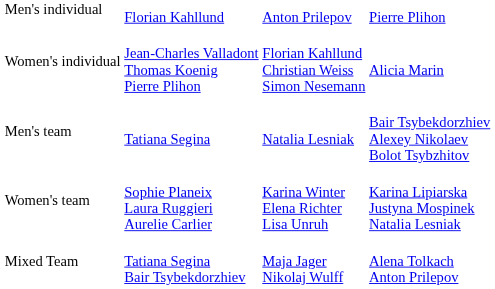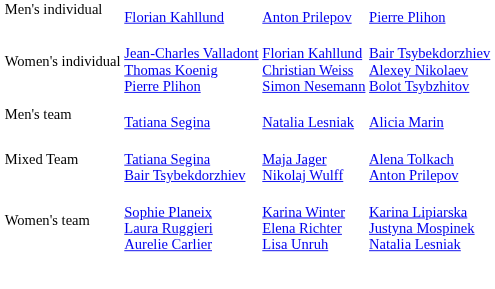(406, 70) Alicia Marin -> (430, 70) Bair Tsybekdorzhiev Alexey Nikolaev Bolot Tsybzhitov
(430, 139) Bair Tsybekdorzhiev Alexey Nikolaev Bolot Tsybzhitov -> (406, 122) Alicia Marin
rows swapped: (47, 200) <-> (41, 261)
